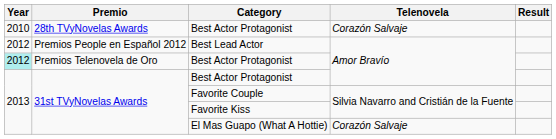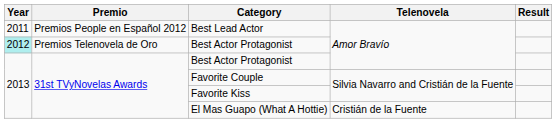- row: (91, 28)
(18, 45) 2012 -> (18, 28) 2011
(370, 126) Corazón Salvaje -> (379, 110) Cristián de la Fuente
